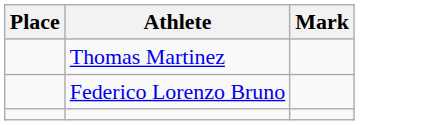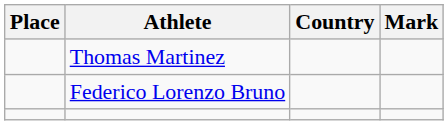+ column: (335, 21)
